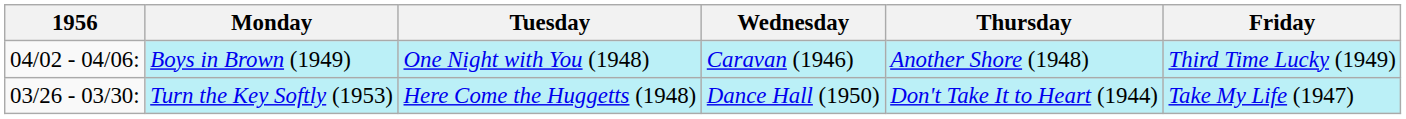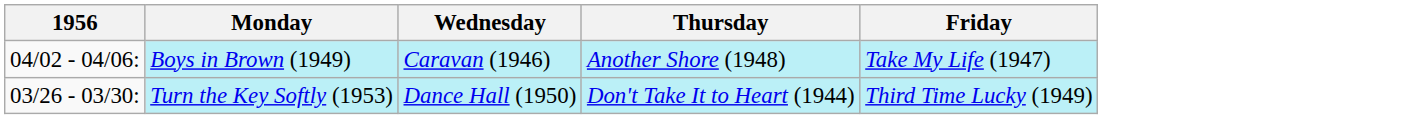- column: (550, 22)
(1282, 58) Third Time Lucky (1949) -> (958, 58) Take My Life (1947)
(1261, 95) Take My Life (1947) -> (979, 95) Third Time Lucky (1949)
